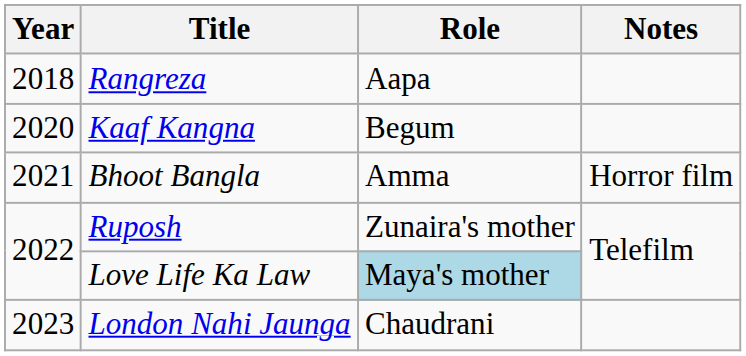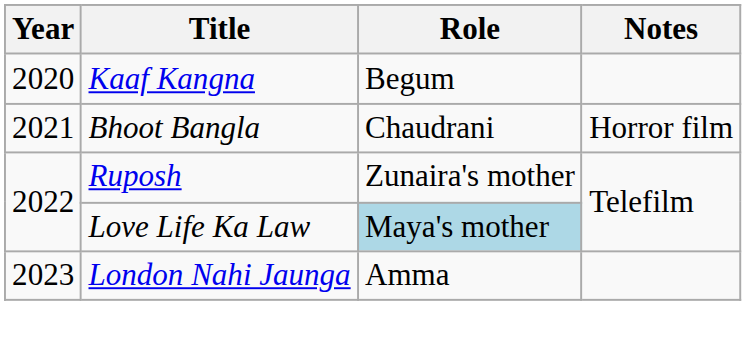- row: (147, 78)
(407, 176) Amma -> (430, 127) Chaudrani
(430, 324) Chaudrani -> (407, 275) Amma
